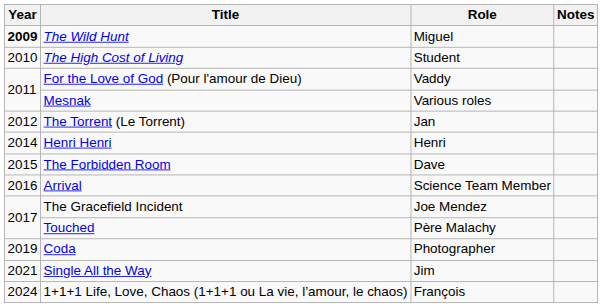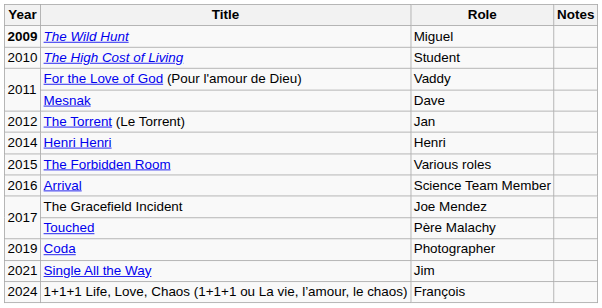(452, 100) Various roles -> (429, 100) Dave
(429, 164) Dave -> (452, 164) Various roles
